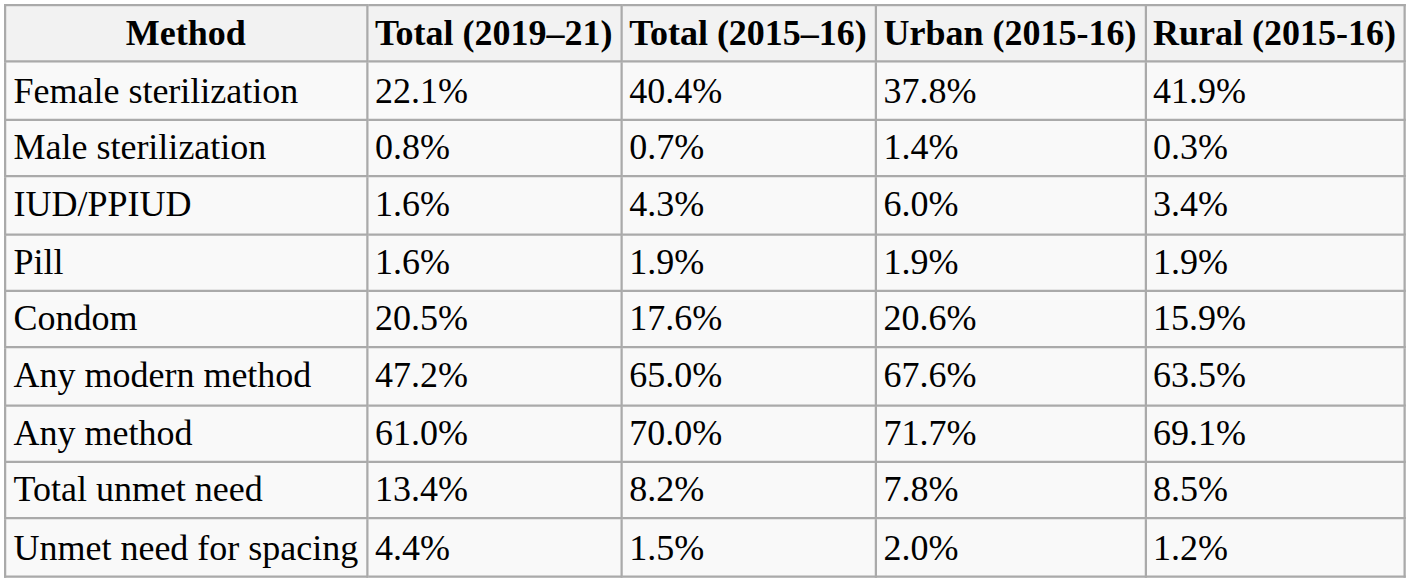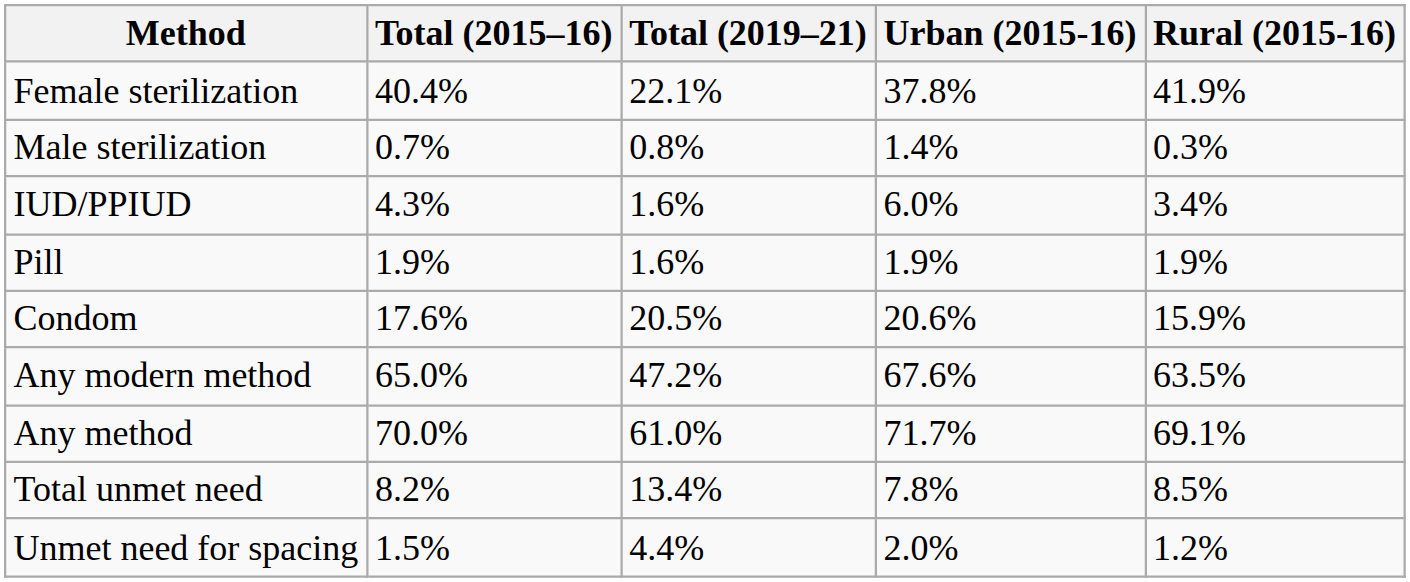columns swapped: (494, 33) <-> (748, 33)
